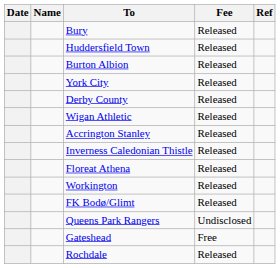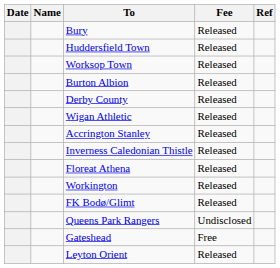+ row: (99, 64)
- row: (87, 82)
+ row: (96, 254)
- row: (86, 254)
